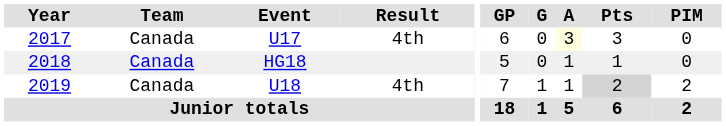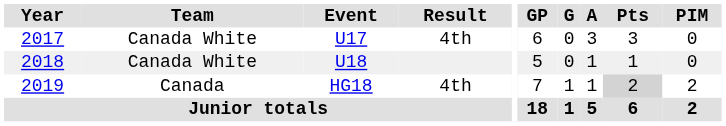(162, 39) Canada -> (192, 39) Canada White
(569, 39) lightyellow background -> (592, 39) no background
(162, 63) Canada -> (192, 63) Canada White
(285, 63) HG18 -> (351, 63) U18
(285, 86) U18 -> (351, 86) HG18
